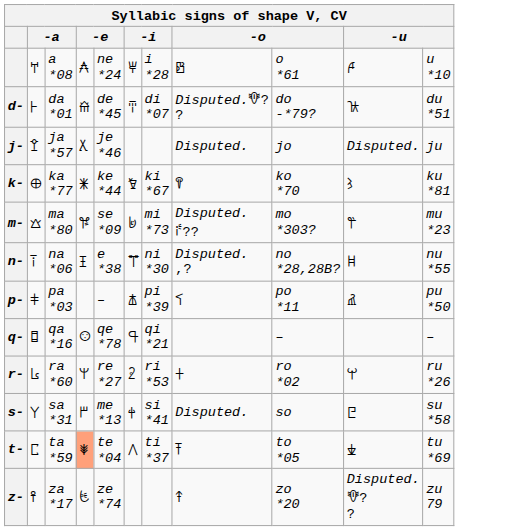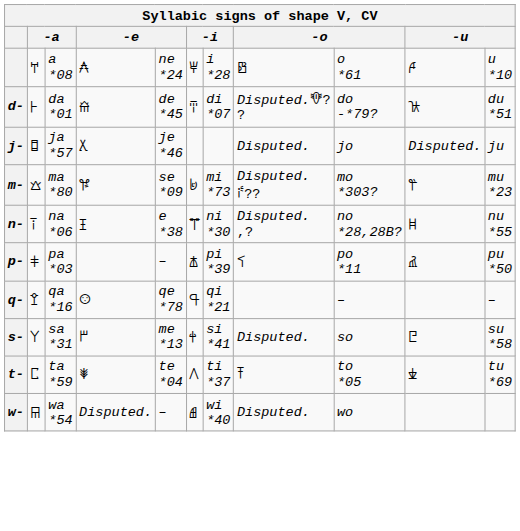(35, 147) 𐘌 -> (35, 147) 𐘱
- row: (60, 183)
(35, 339) 𐘱 -> (35, 301) 𐘌
- row: (60, 375)
(84, 452) lightsalmon background -> (84, 376) no background
+ row: (60, 412)
- row: (60, 497)
